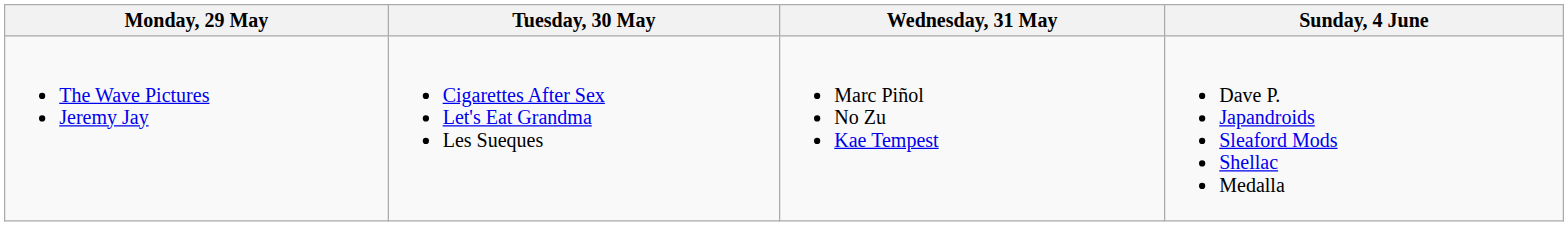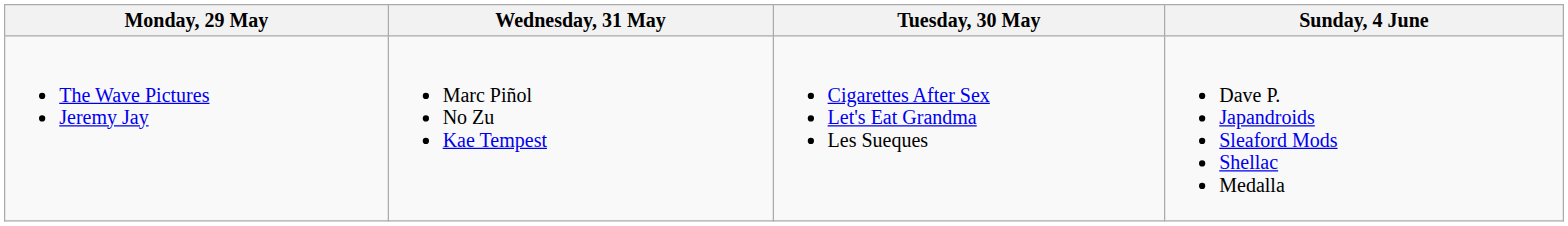columns swapped: (584, 20) <-> (972, 20)
